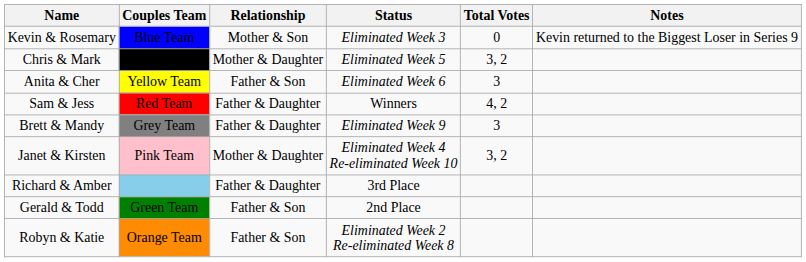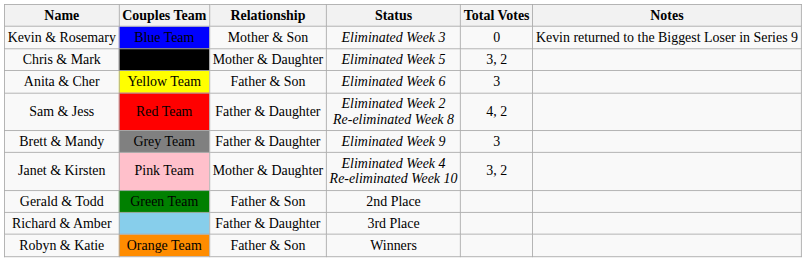(394, 103) Winners -> (394, 111) Eliminated Week 2 Re-eliminated Week 8
rows swapped: (62, 185) <-> (62, 207)
(394, 237) Eliminated Week 2 Re-eliminated Week 8 -> (394, 245) Winners
